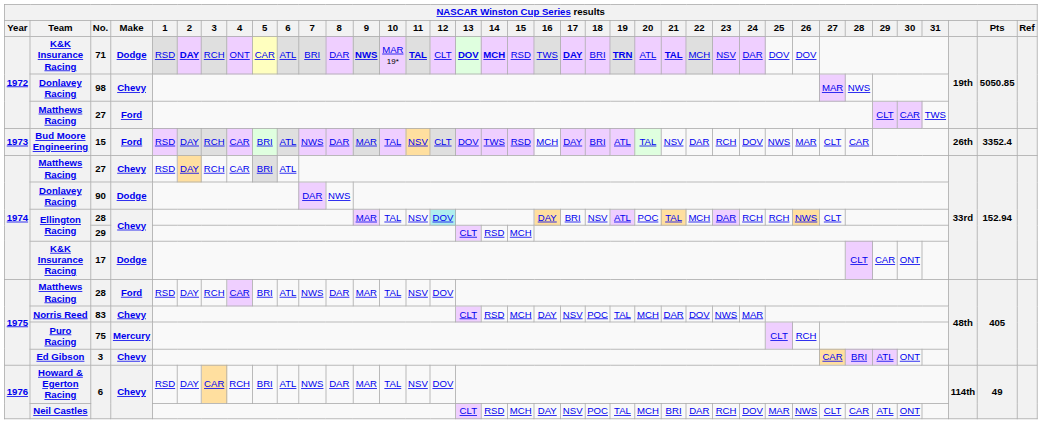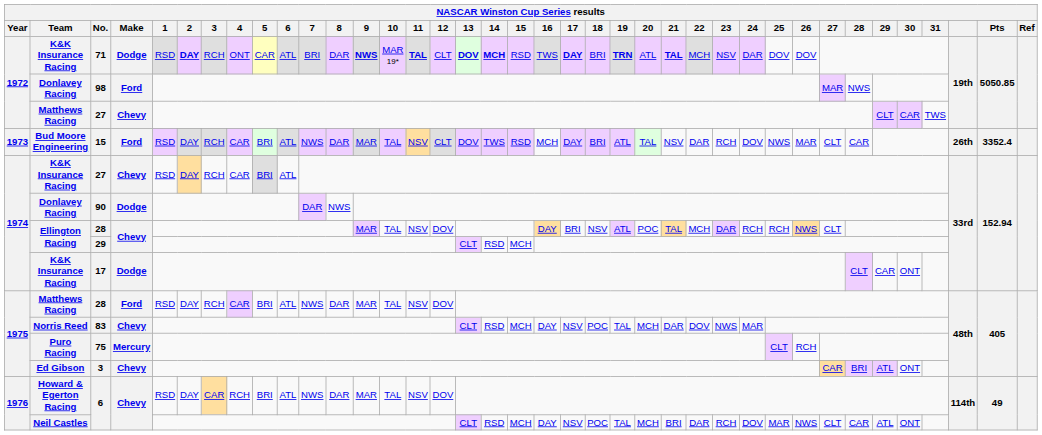(132, 88) Chevy -> (132, 88) Ford
(132, 115) Ford -> (132, 115) Chevy
(60, 169) Matthews Racing -> (60, 174) K&K Insurance Racing
(443, 217) paleturquoise background -> (443, 229) no background
